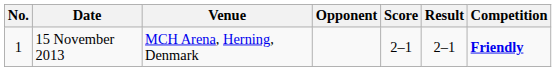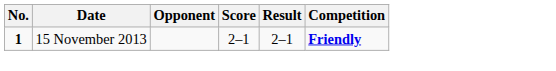- column: (227, 15)
(18, 46) normal -> (18, 38) bold
